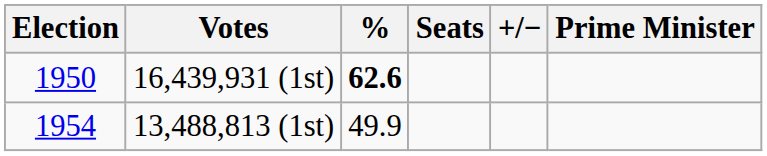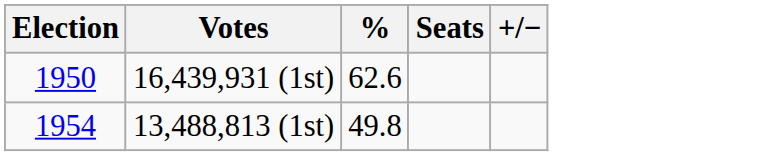- column: (655, 28)
(375, 77) bold -> (375, 77) normal
(375, 125) 49.9 -> (375, 125) 49.8
